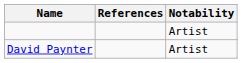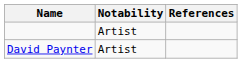columns swapped: (202, 13) <-> (131, 13)
